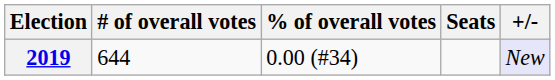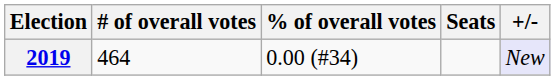(114, 57) 644 -> (114, 57) 464
